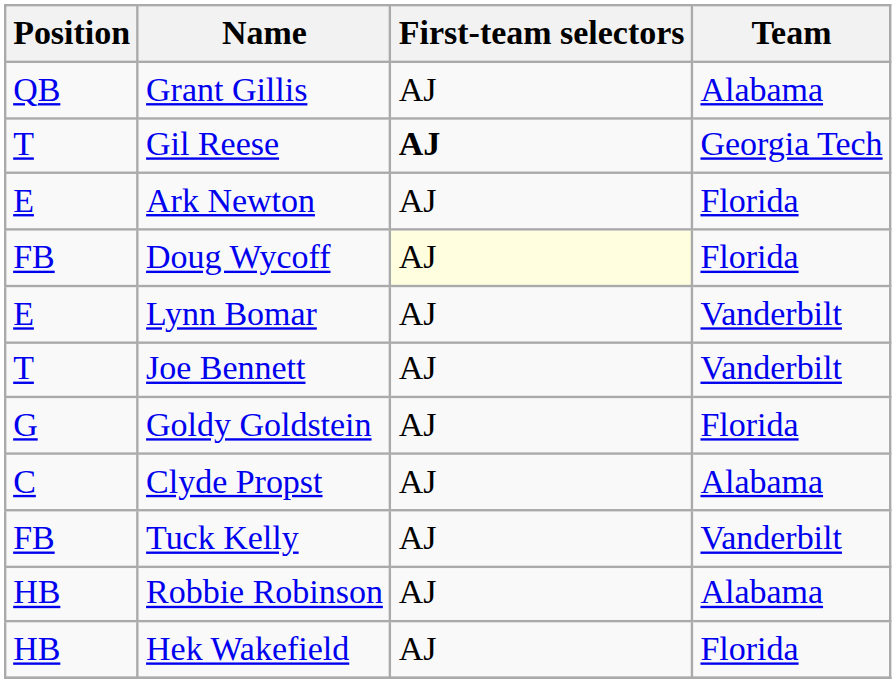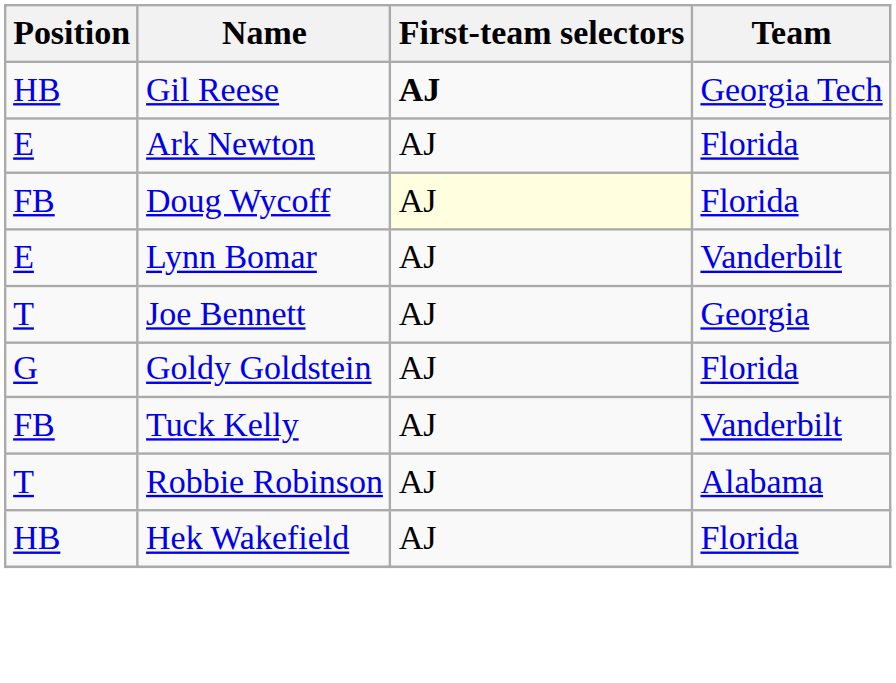- row: (227, 88)
(24, 145) T -> (37, 88) HB
(771, 369) Vanderbilt -> (755, 313) Georgia
- row: (234, 481)
(37, 593) HB -> (24, 481) T
